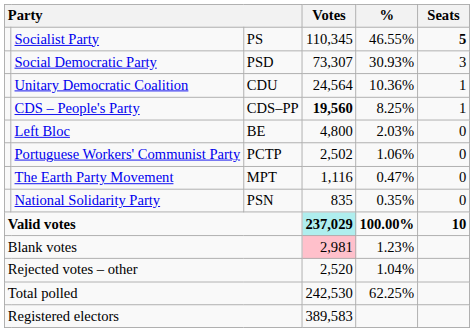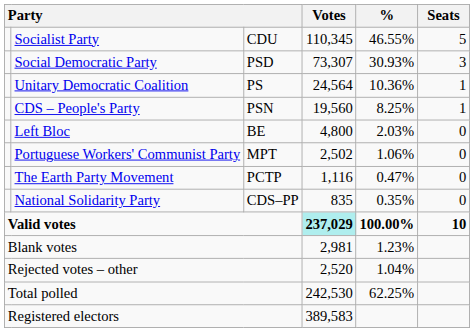(255, 39) PS -> (262, 39) CDU
(463, 39) bold -> (463, 39) normal
(262, 85) CDU -> (255, 85) PS
(273, 108) CDS–PP -> (260, 108) PSN
(333, 108) bold -> (333, 108) normal
(264, 154) PCTP -> (262, 154) MPT
(262, 177) MPT -> (264, 177) PCTP
(260, 200) PSN -> (273, 200) CDS–PP
(336, 246) pink background -> (336, 246) no background
